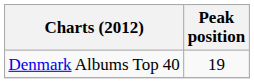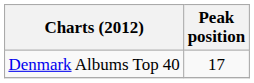(216, 63) 19 -> (216, 63) 17
